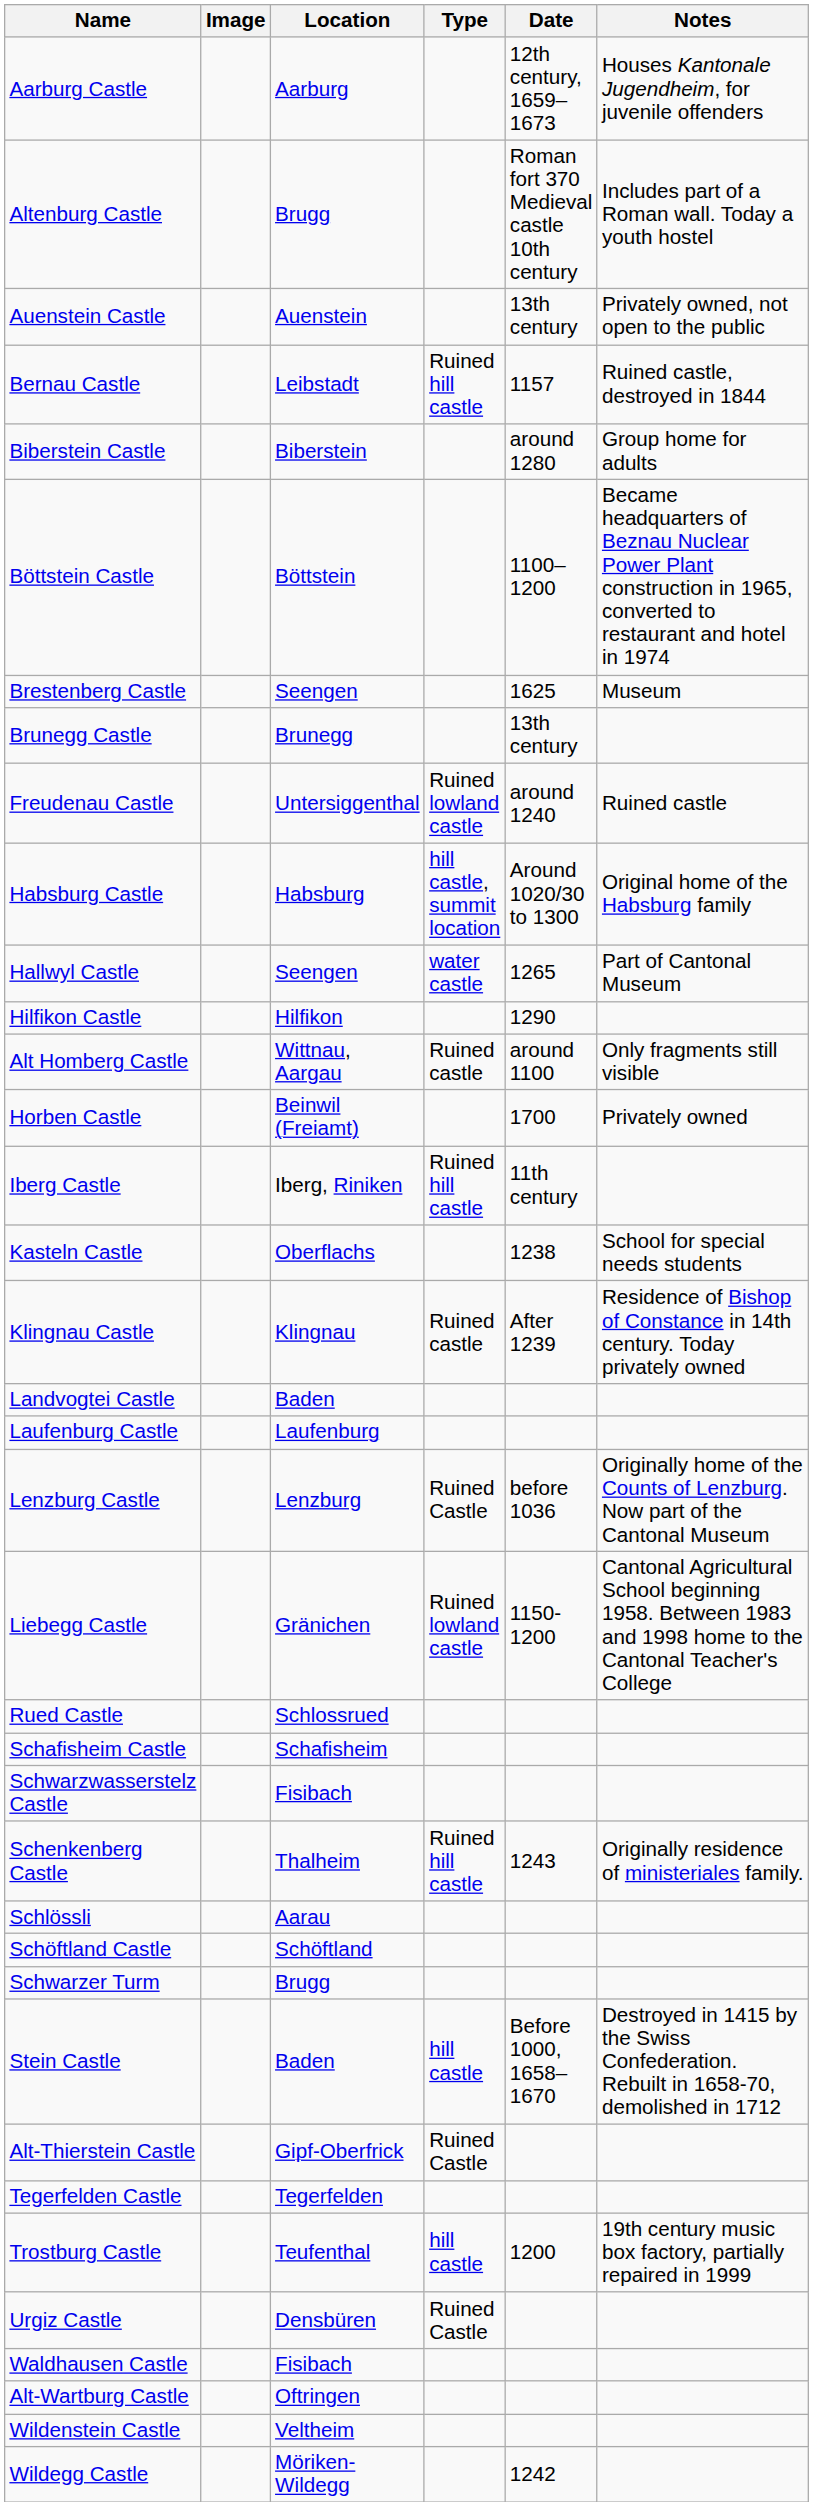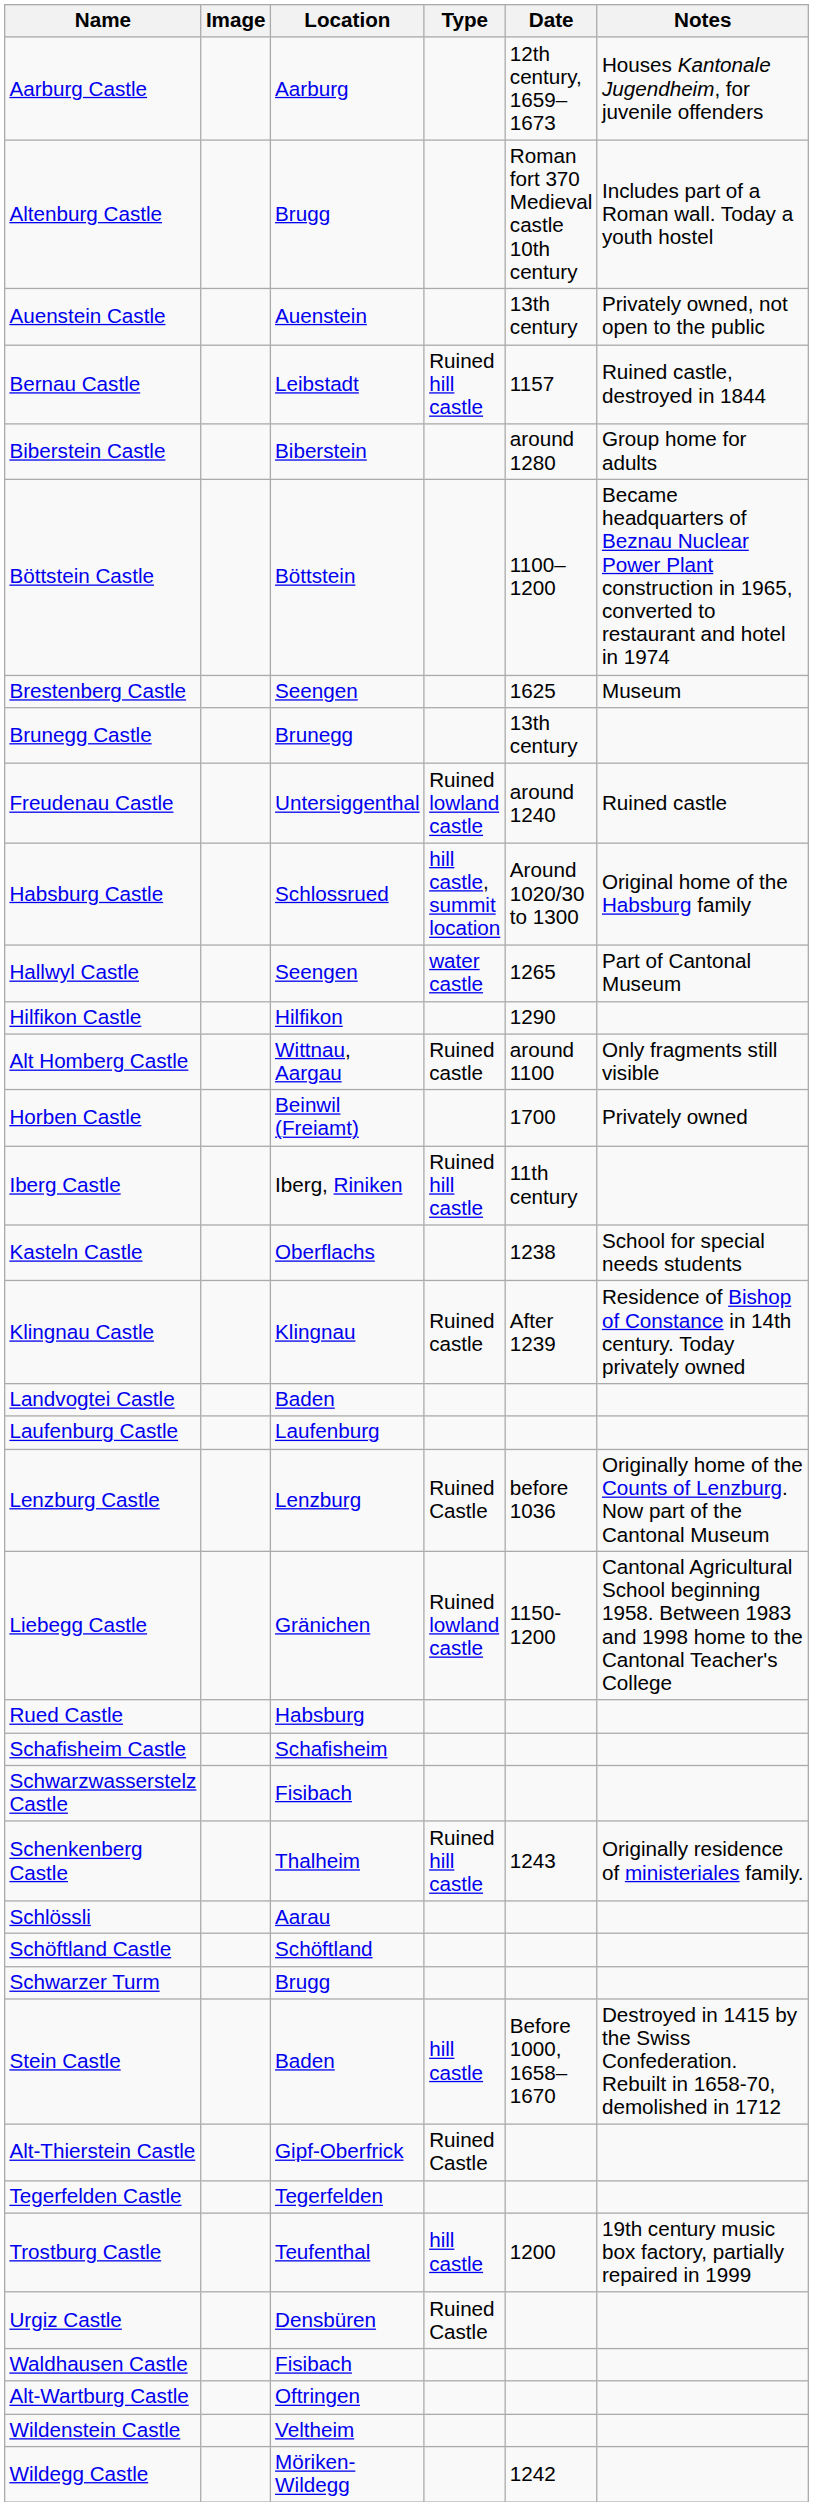(320, 893) Habsburg -> (332, 893) Schlossrued
(332, 1716) Schlossrued -> (320, 1716) Habsburg
